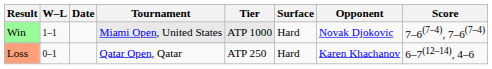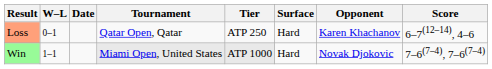rows swapped: (18, 53) <-> (16, 32)
